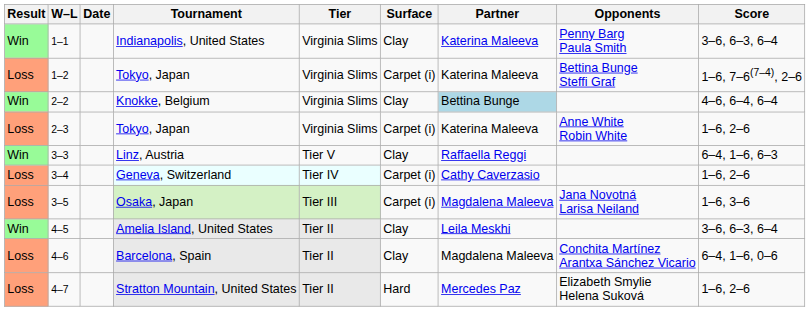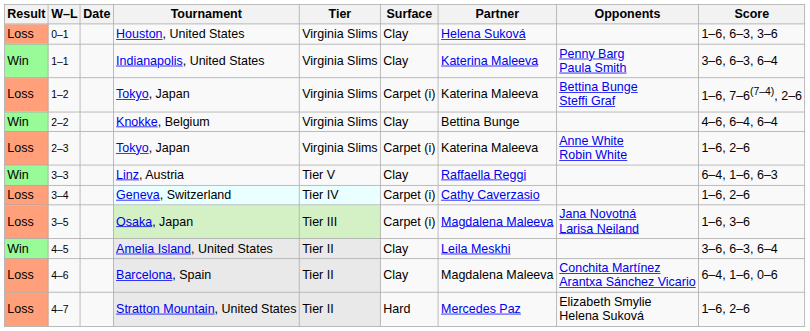+ row: (60, 34)
(480, 101) lightblue background -> (480, 121) no background
